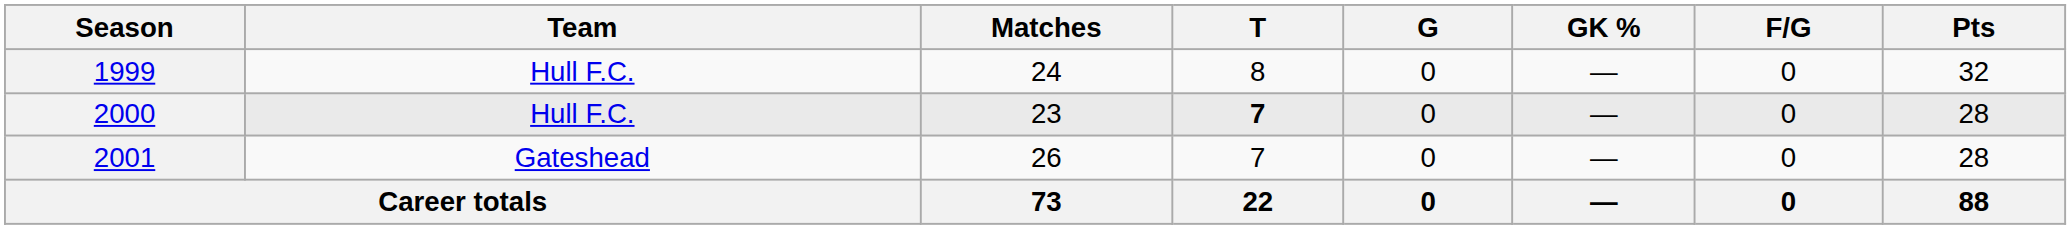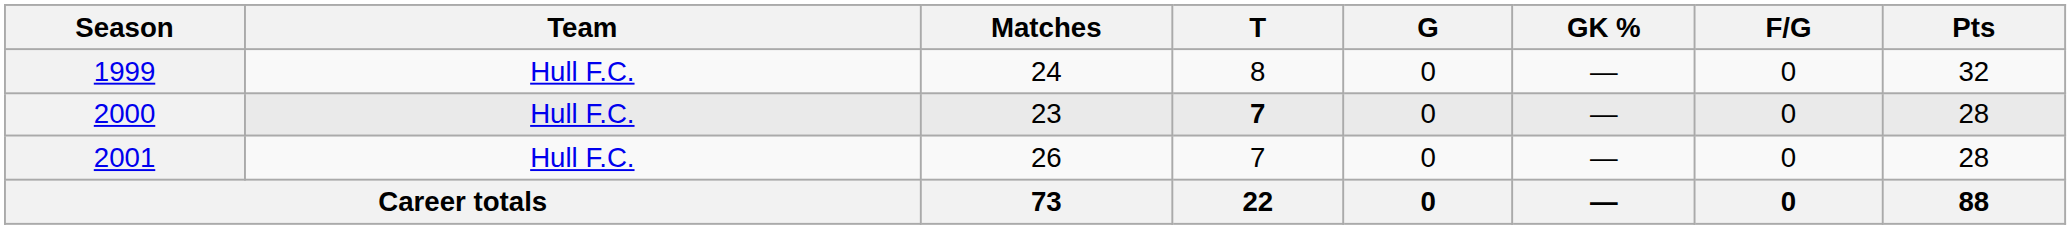(582, 158) Gateshead -> (582, 158) Hull F.C.
